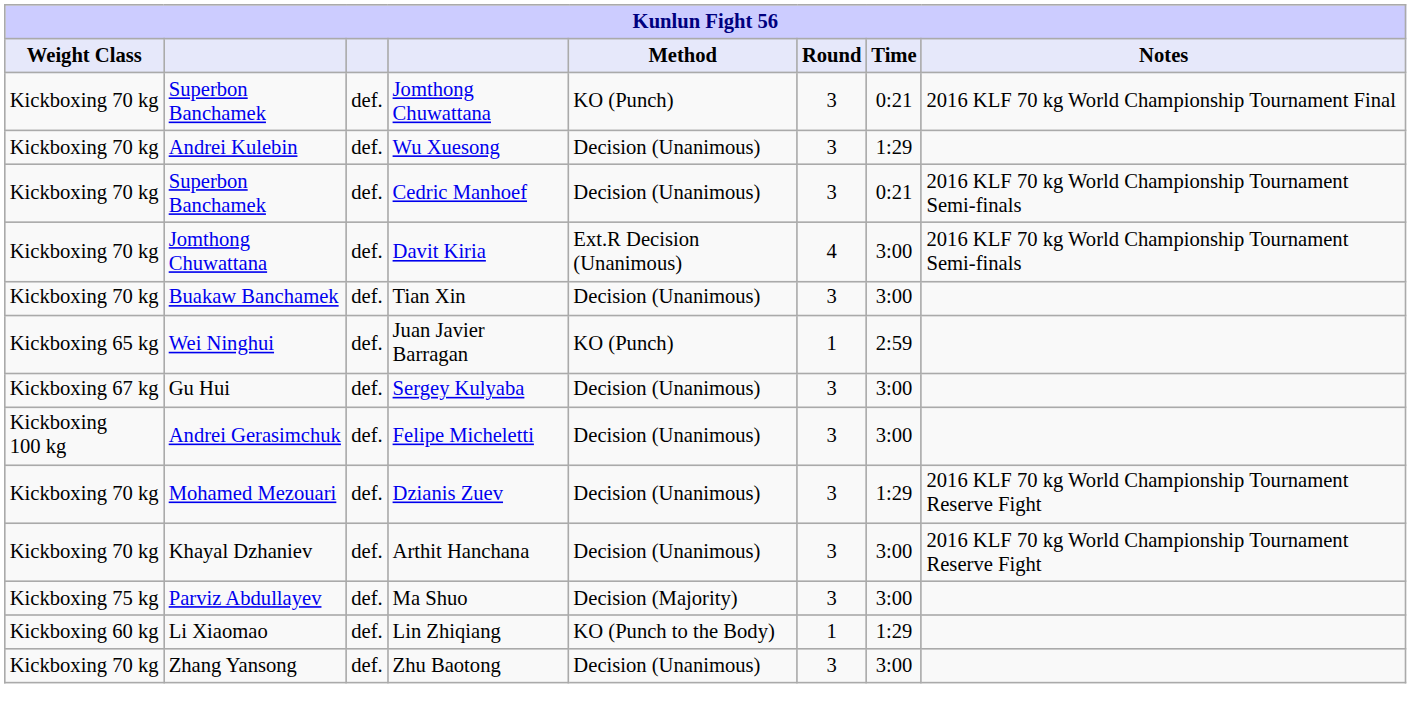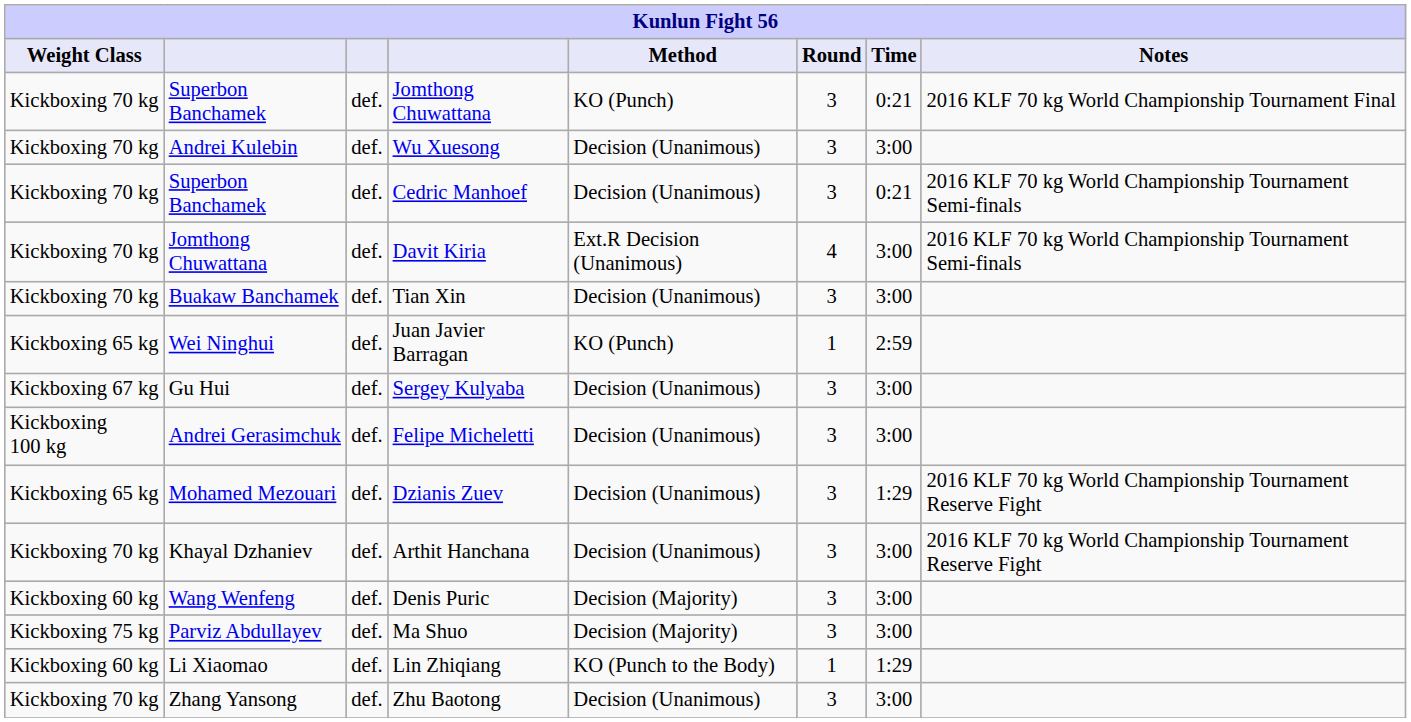(894, 147) 1:29 -> (894, 147) 3:00
(84, 493) Kickboxing 70 kg -> (84, 493) Kickboxing 65 kg
+ row: (441, 597)
